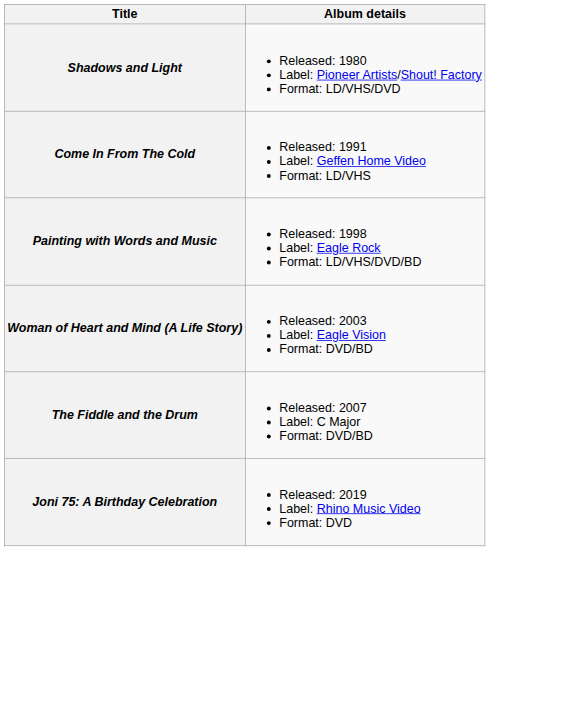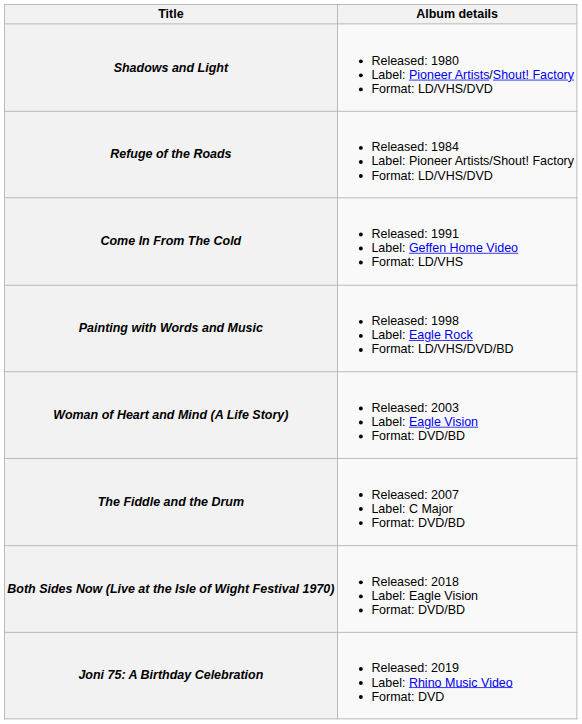+ row: (171, 154)
+ row: (171, 588)
